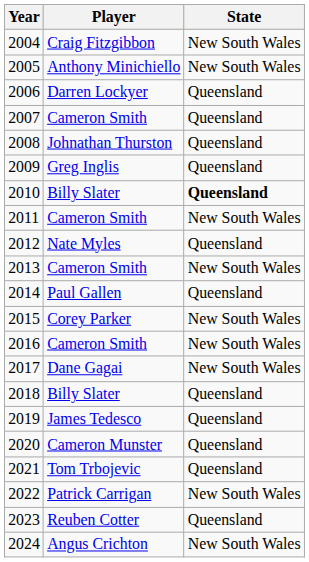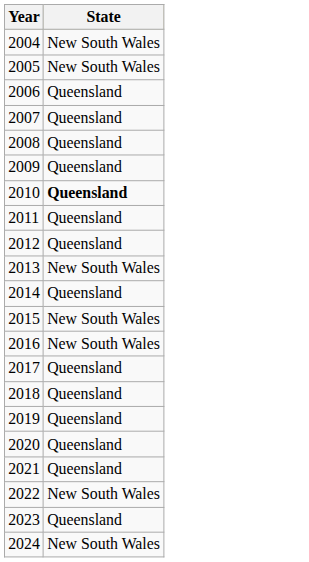- column: (114, 17)
(244, 218) New South Wales -> (85, 218) Queensland
(244, 368) New South Wales -> (85, 368) Queensland
